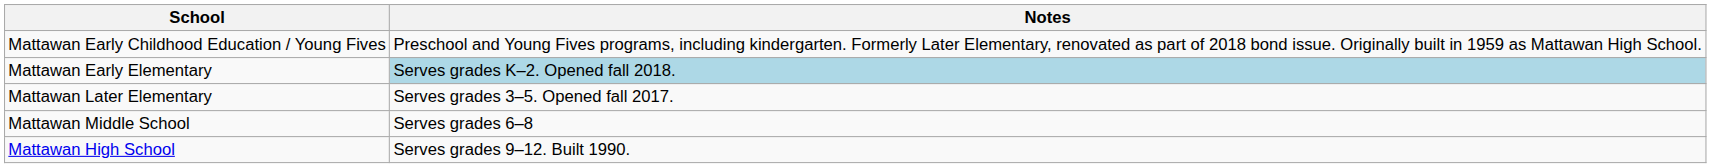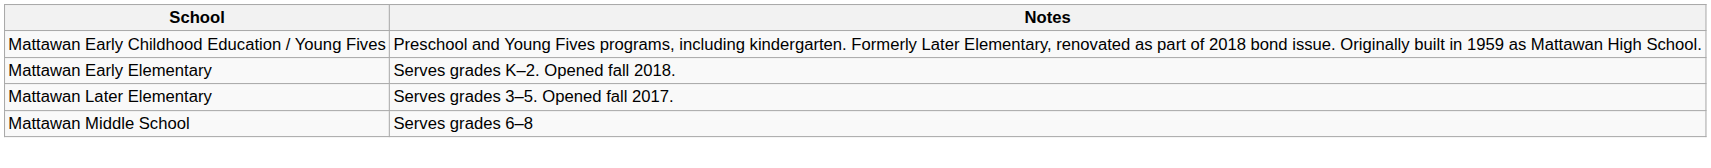(535, 70) lightblue background -> (535, 70) no background
- row: (92, 149)
